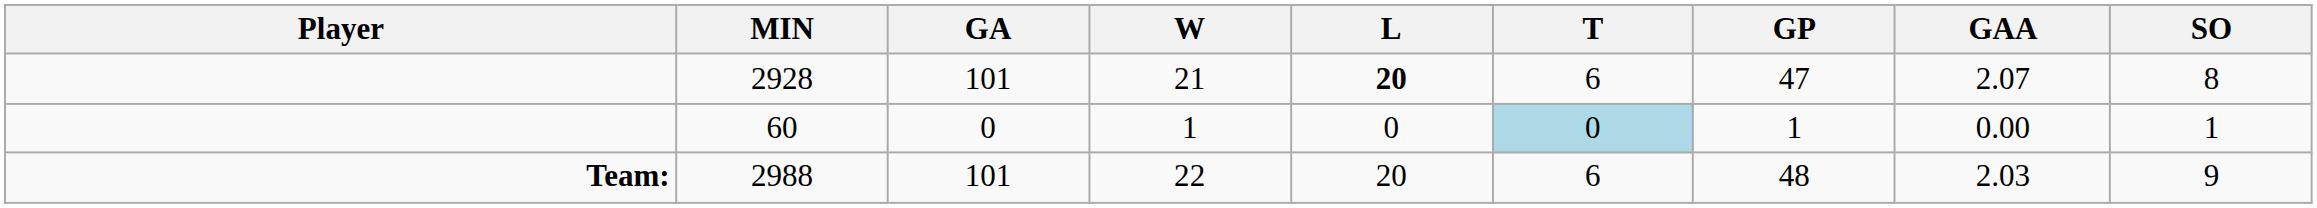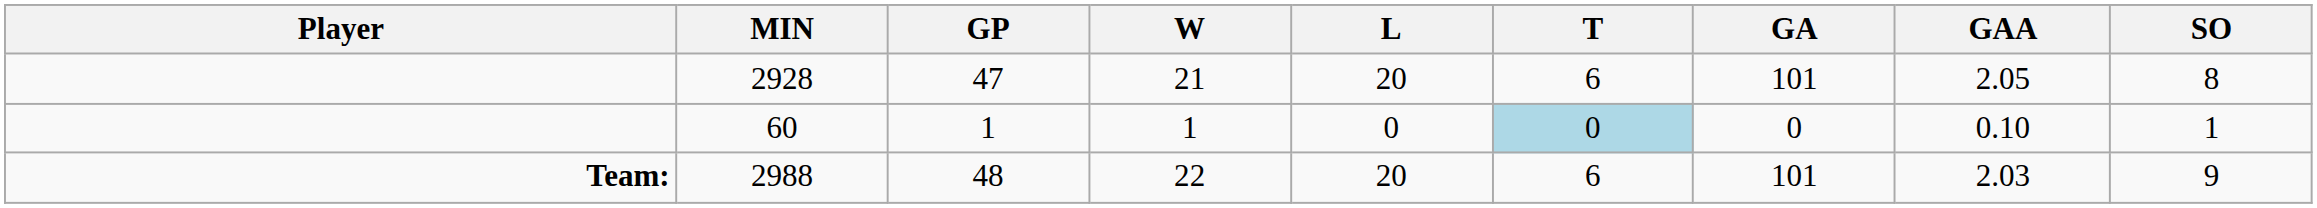columns swapped: (1794, 29) <-> (988, 29)
(1391, 78) bold -> (1391, 78) normal
(2003, 78) 2.07 -> (2003, 78) 2.05
(2003, 127) 0.00 -> (2003, 127) 0.10
